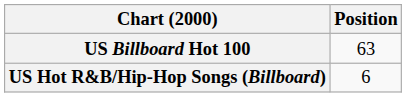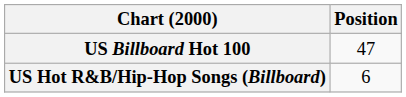(366, 48) 63 -> (366, 48) 47
